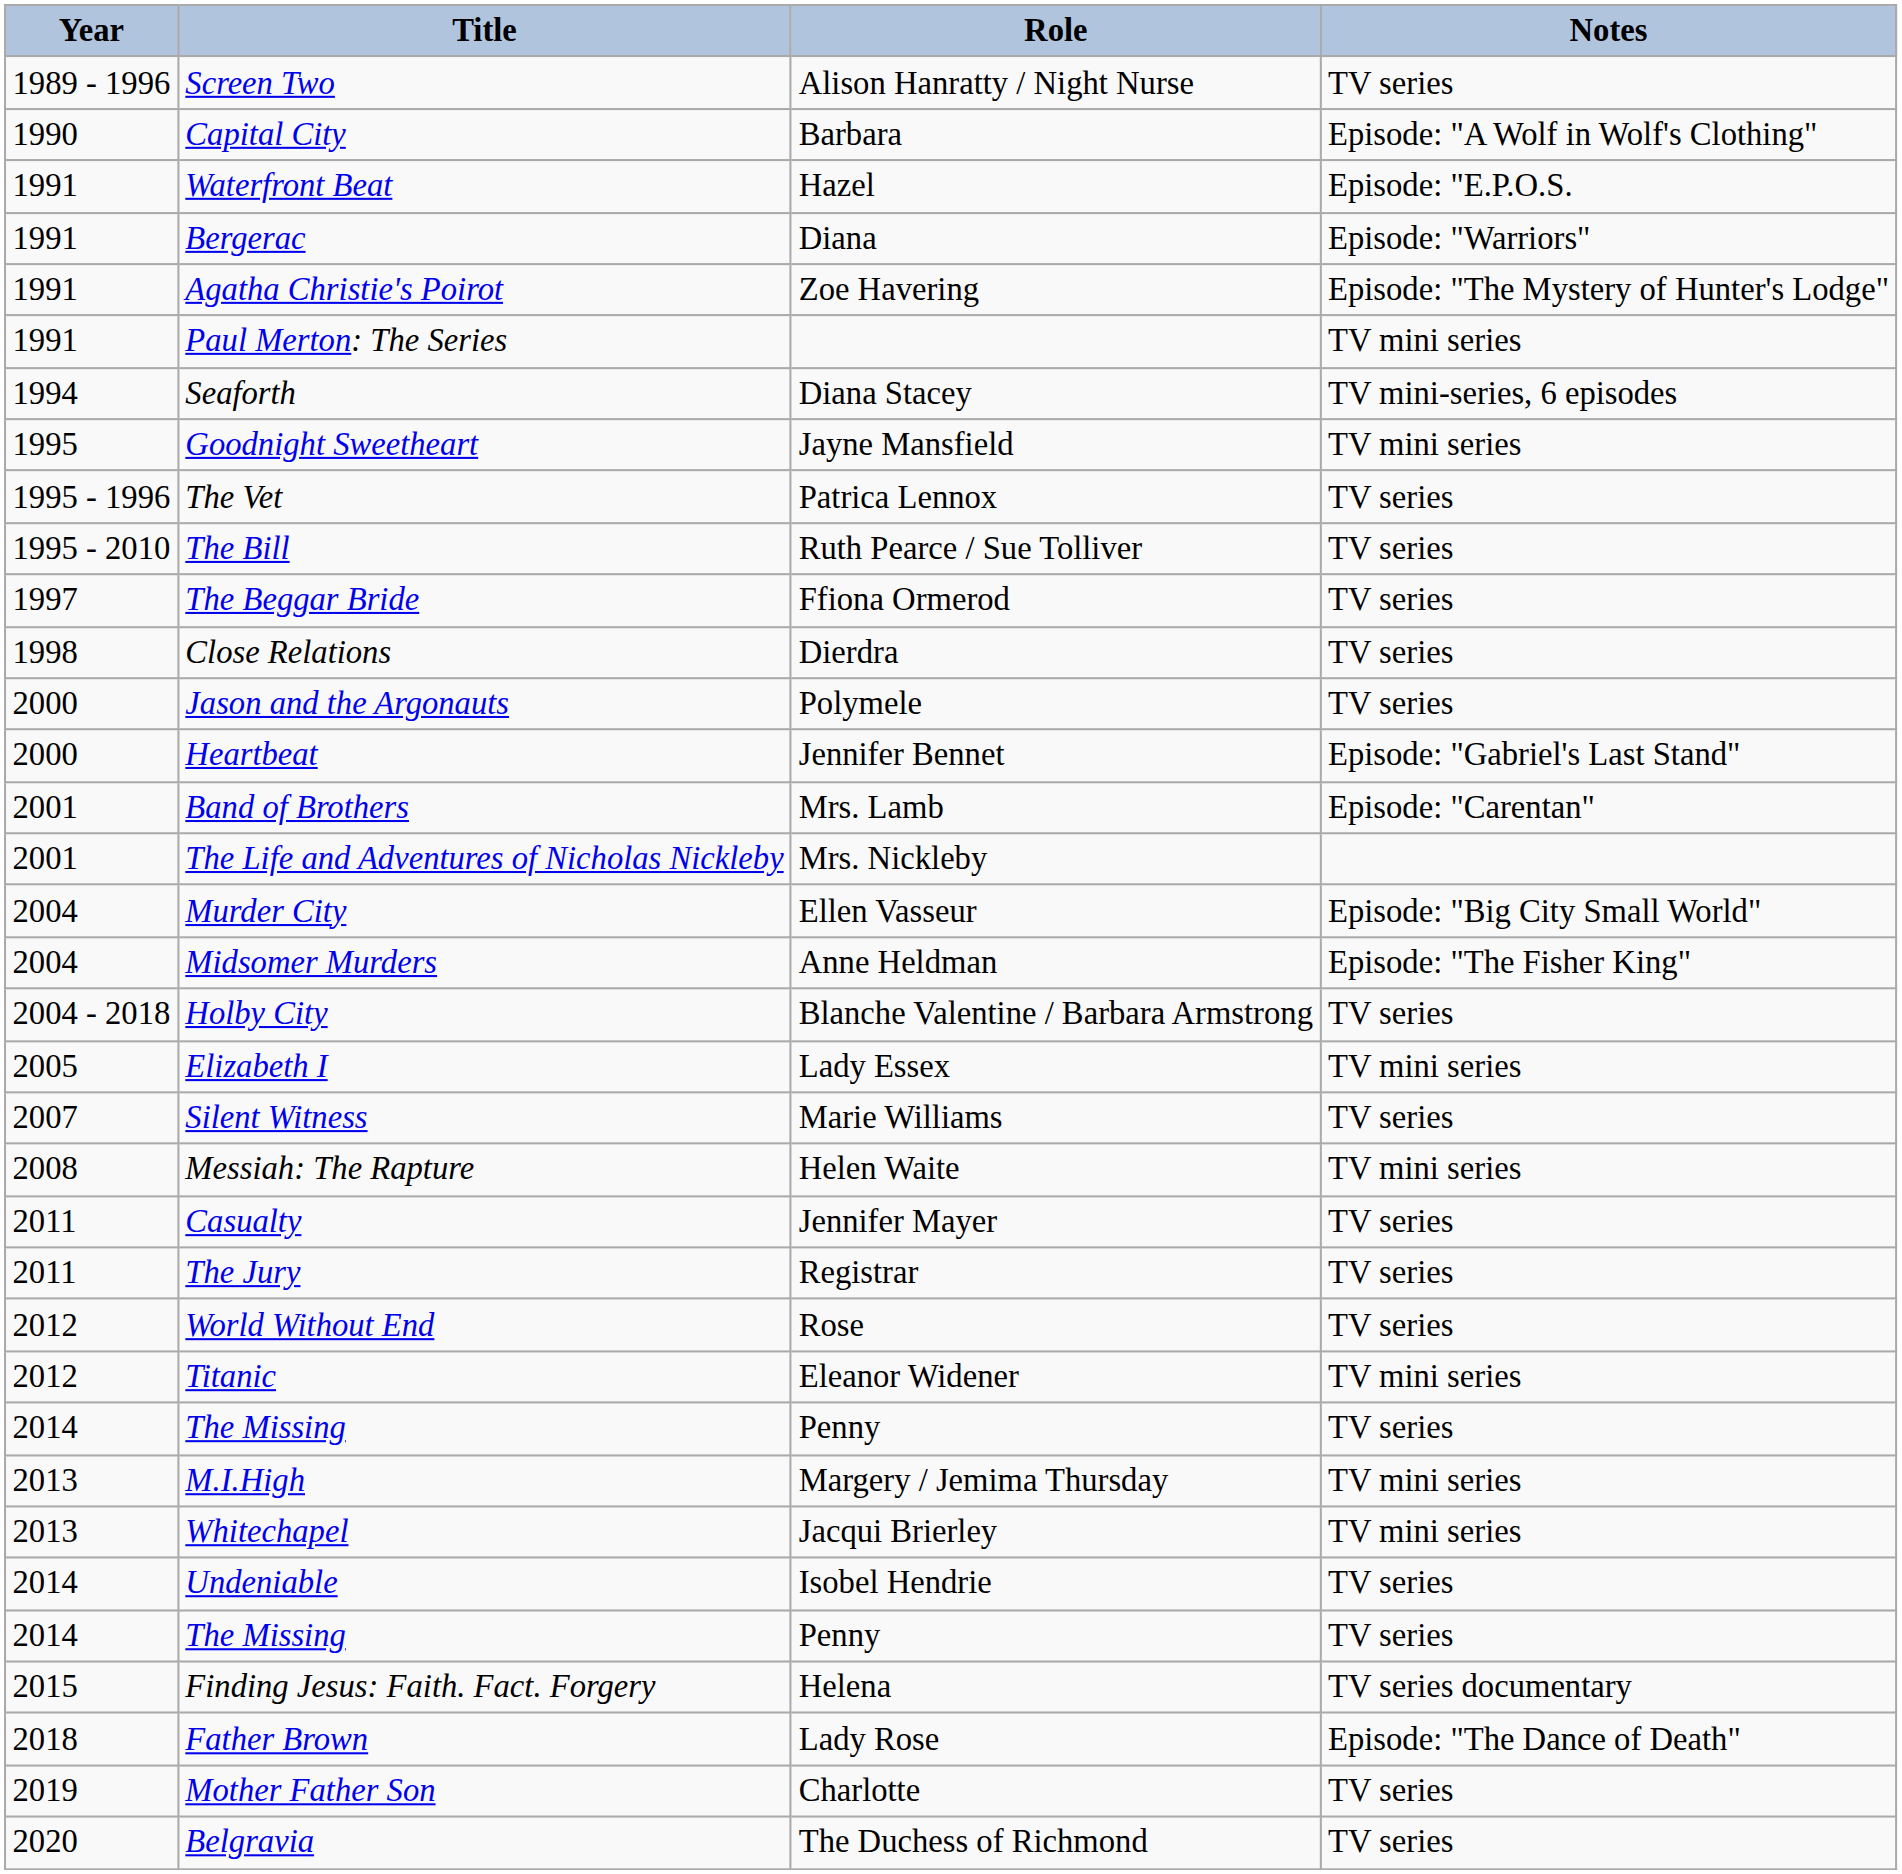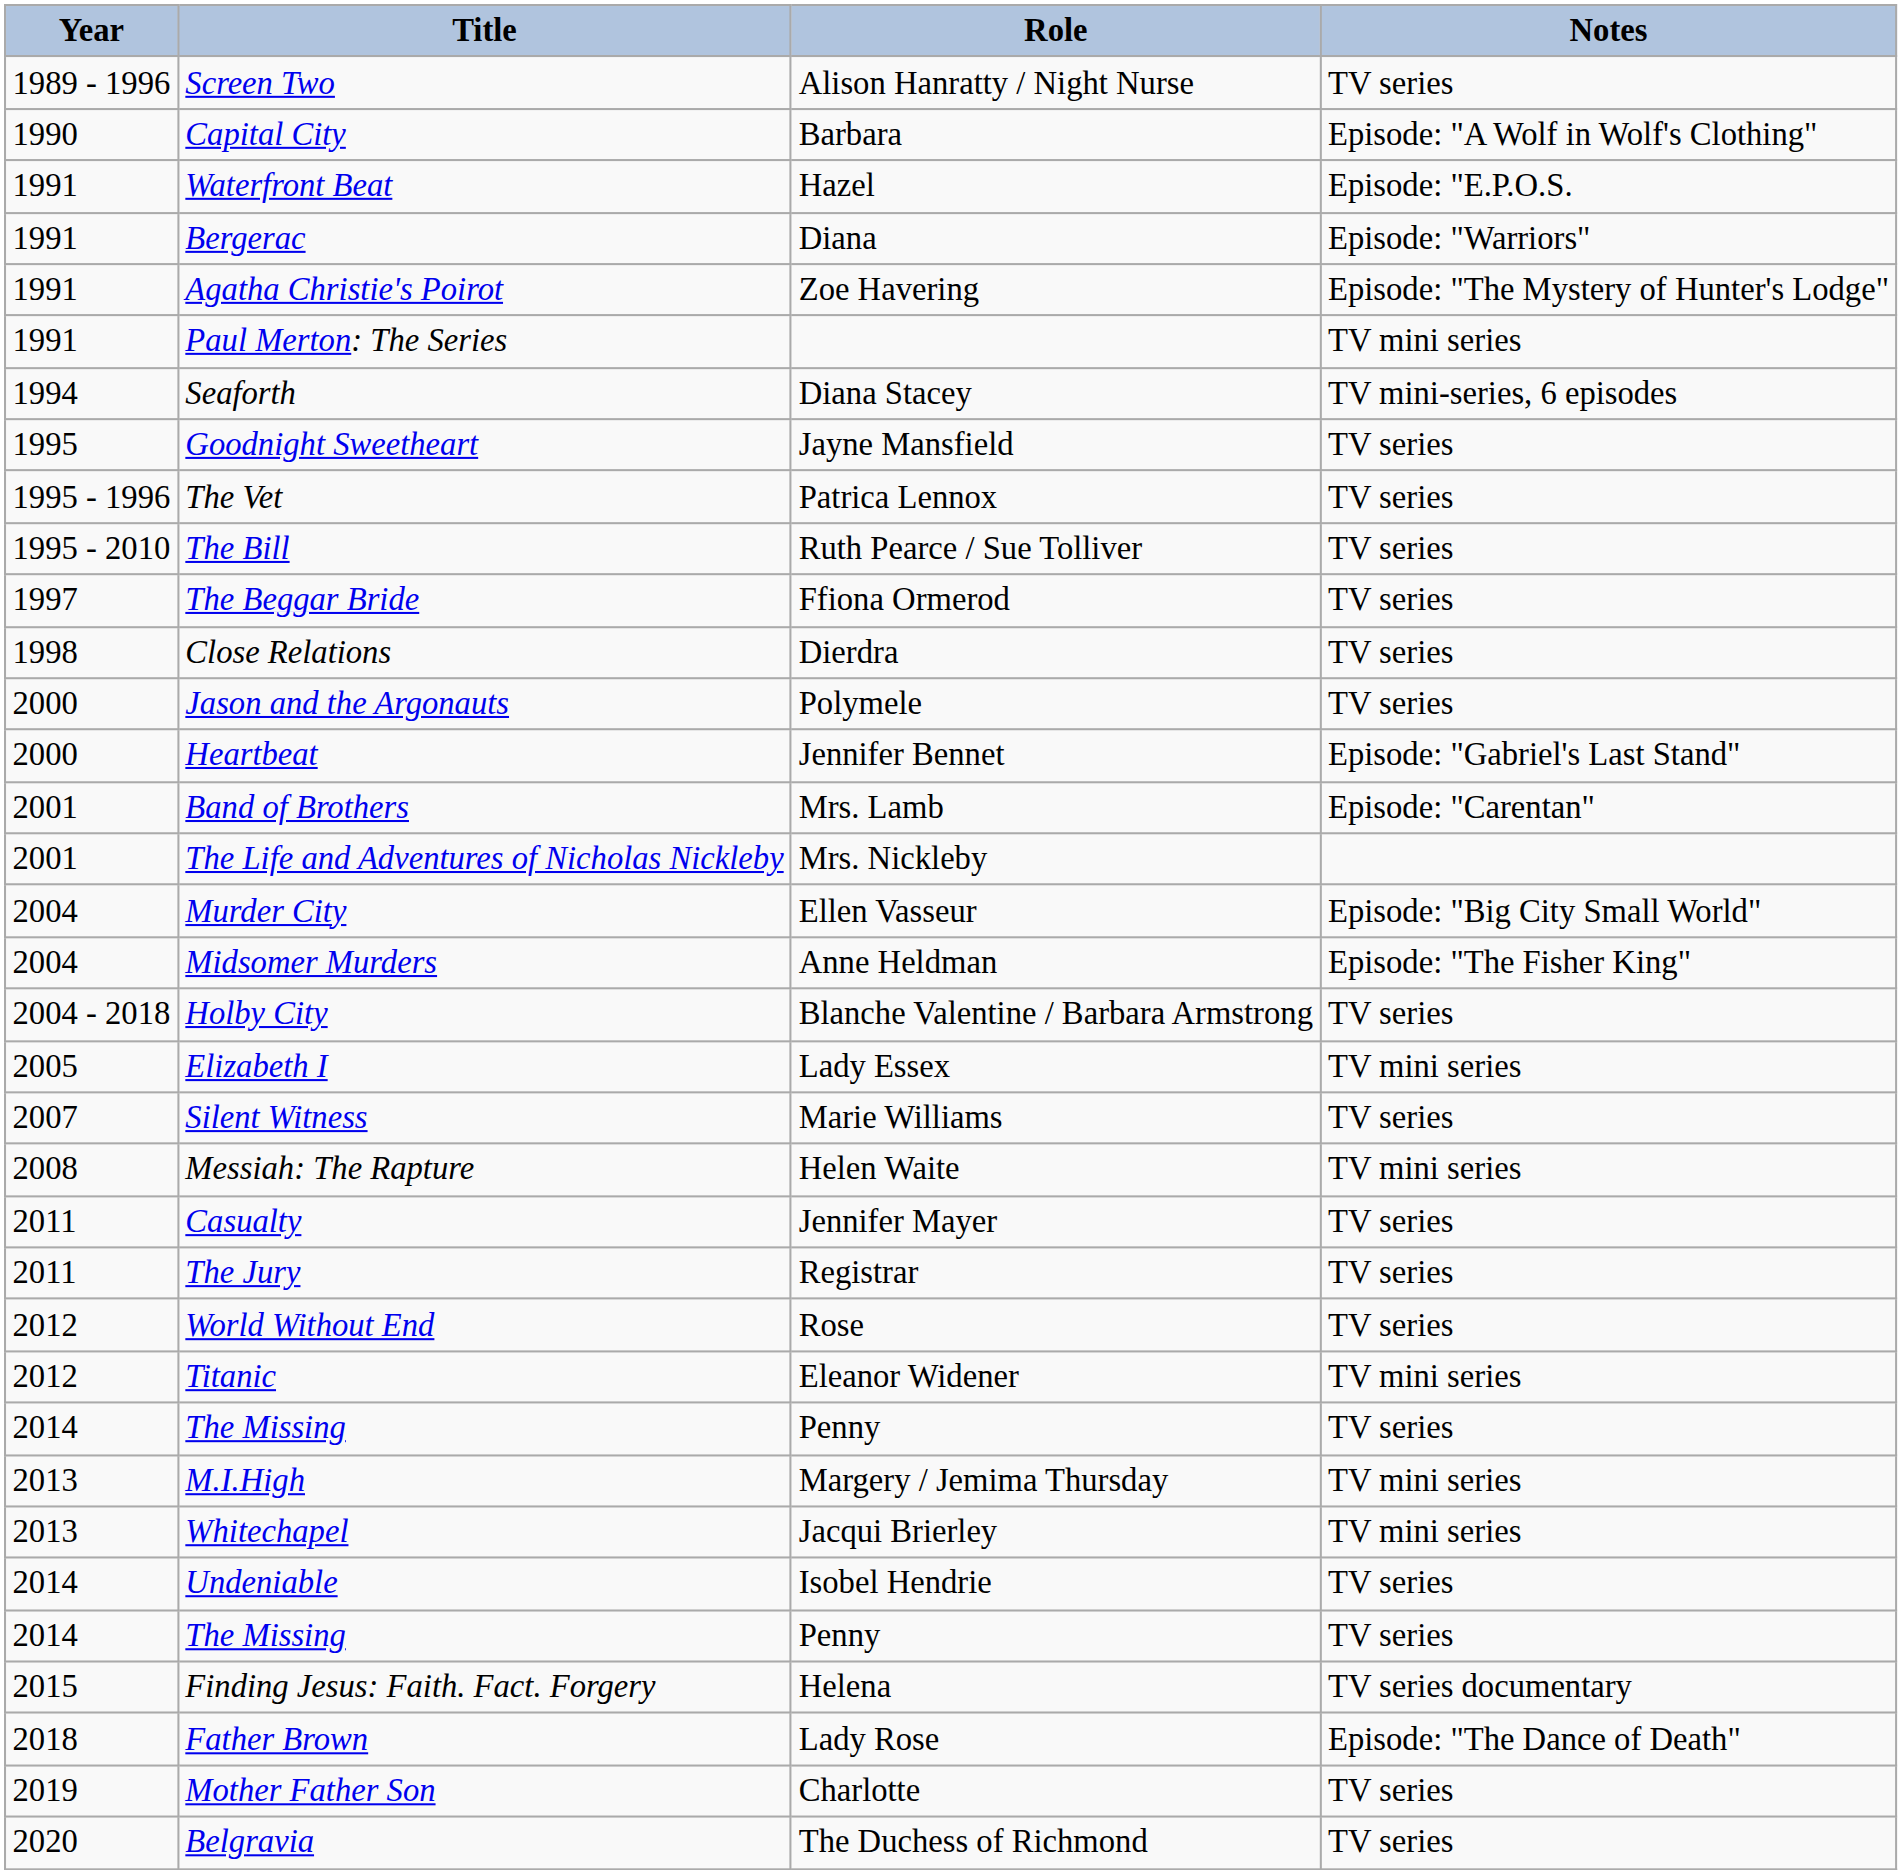(1425, 444) TV mini series -> (1391, 444) TV series
